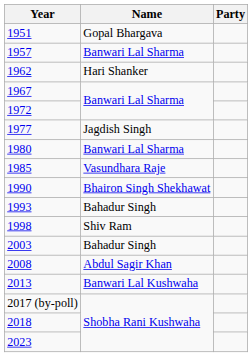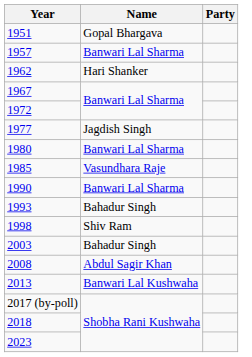(147, 187) Bhairon Singh Shekhawat -> (134, 187) Banwari Lal Sharma
